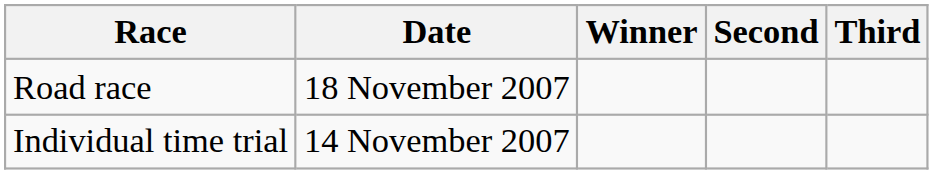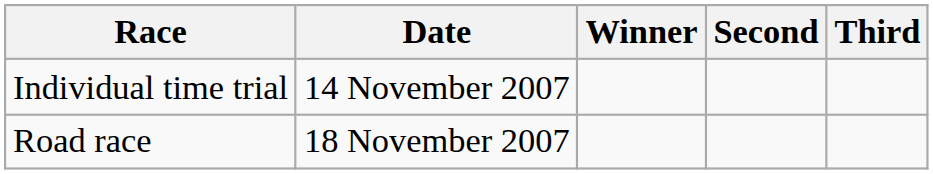rows swapped: (151, 140) <-> (82, 86)
